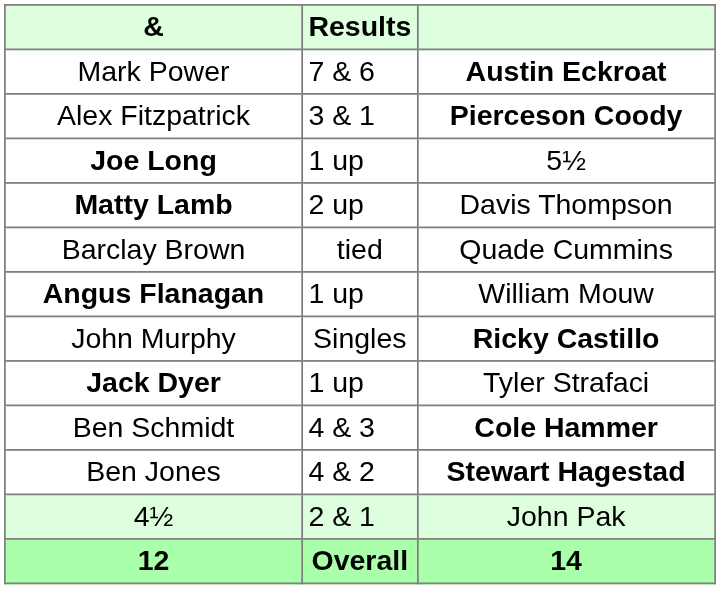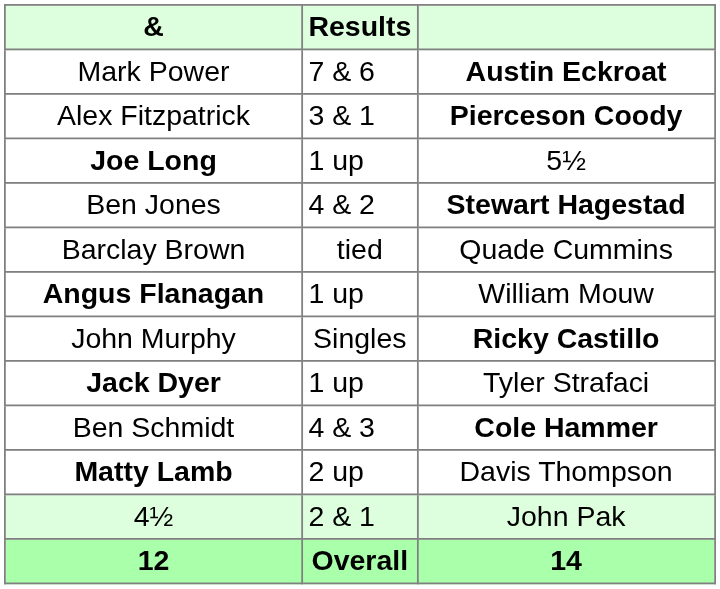rows swapped: (154, 204) <-> (154, 471)
